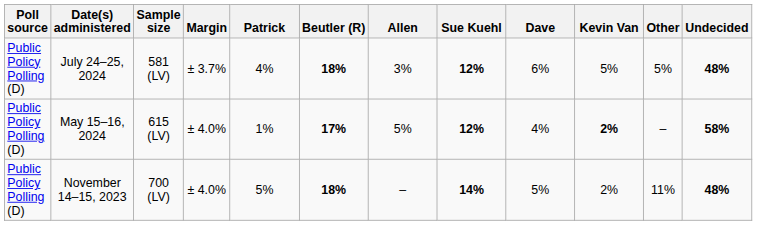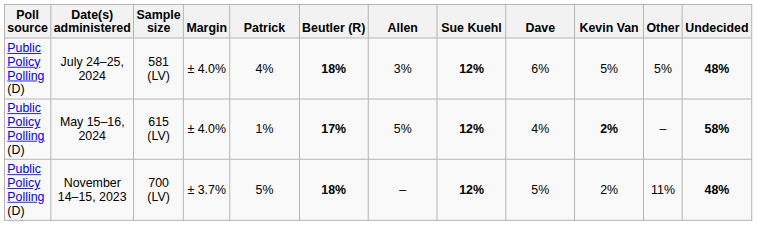(207, 69) ± 3.7% -> (207, 69) ± 4.0%
(207, 190) ± 4.0% -> (207, 190) ± 3.7%
(472, 190) 14% -> (472, 190) 12%
